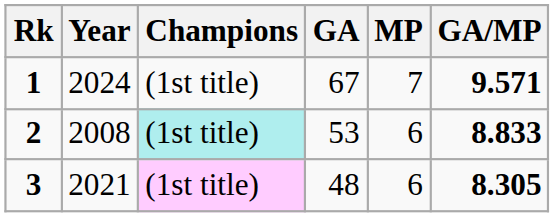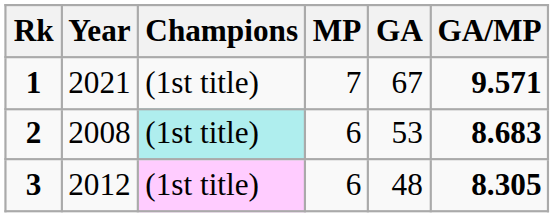columns swapped: (399, 30) <-> (336, 30)
(99, 82) 2024 -> (99, 82) 2021
(506, 133) 8.833 -> (506, 133) 8.683
(99, 185) 2021 -> (99, 185) 2012
